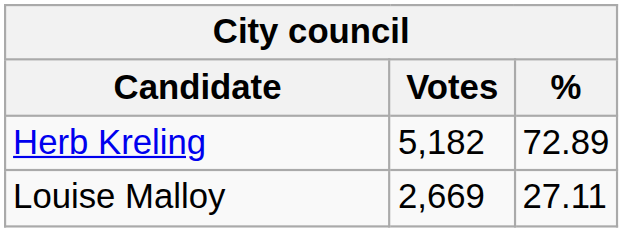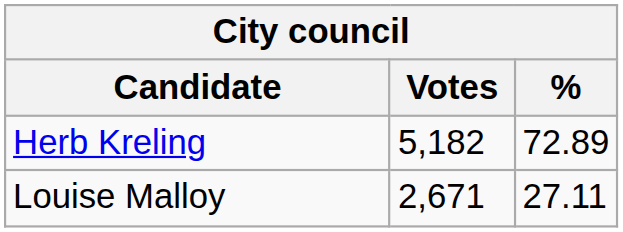(441, 197) 2,669 -> (441, 197) 2,671
